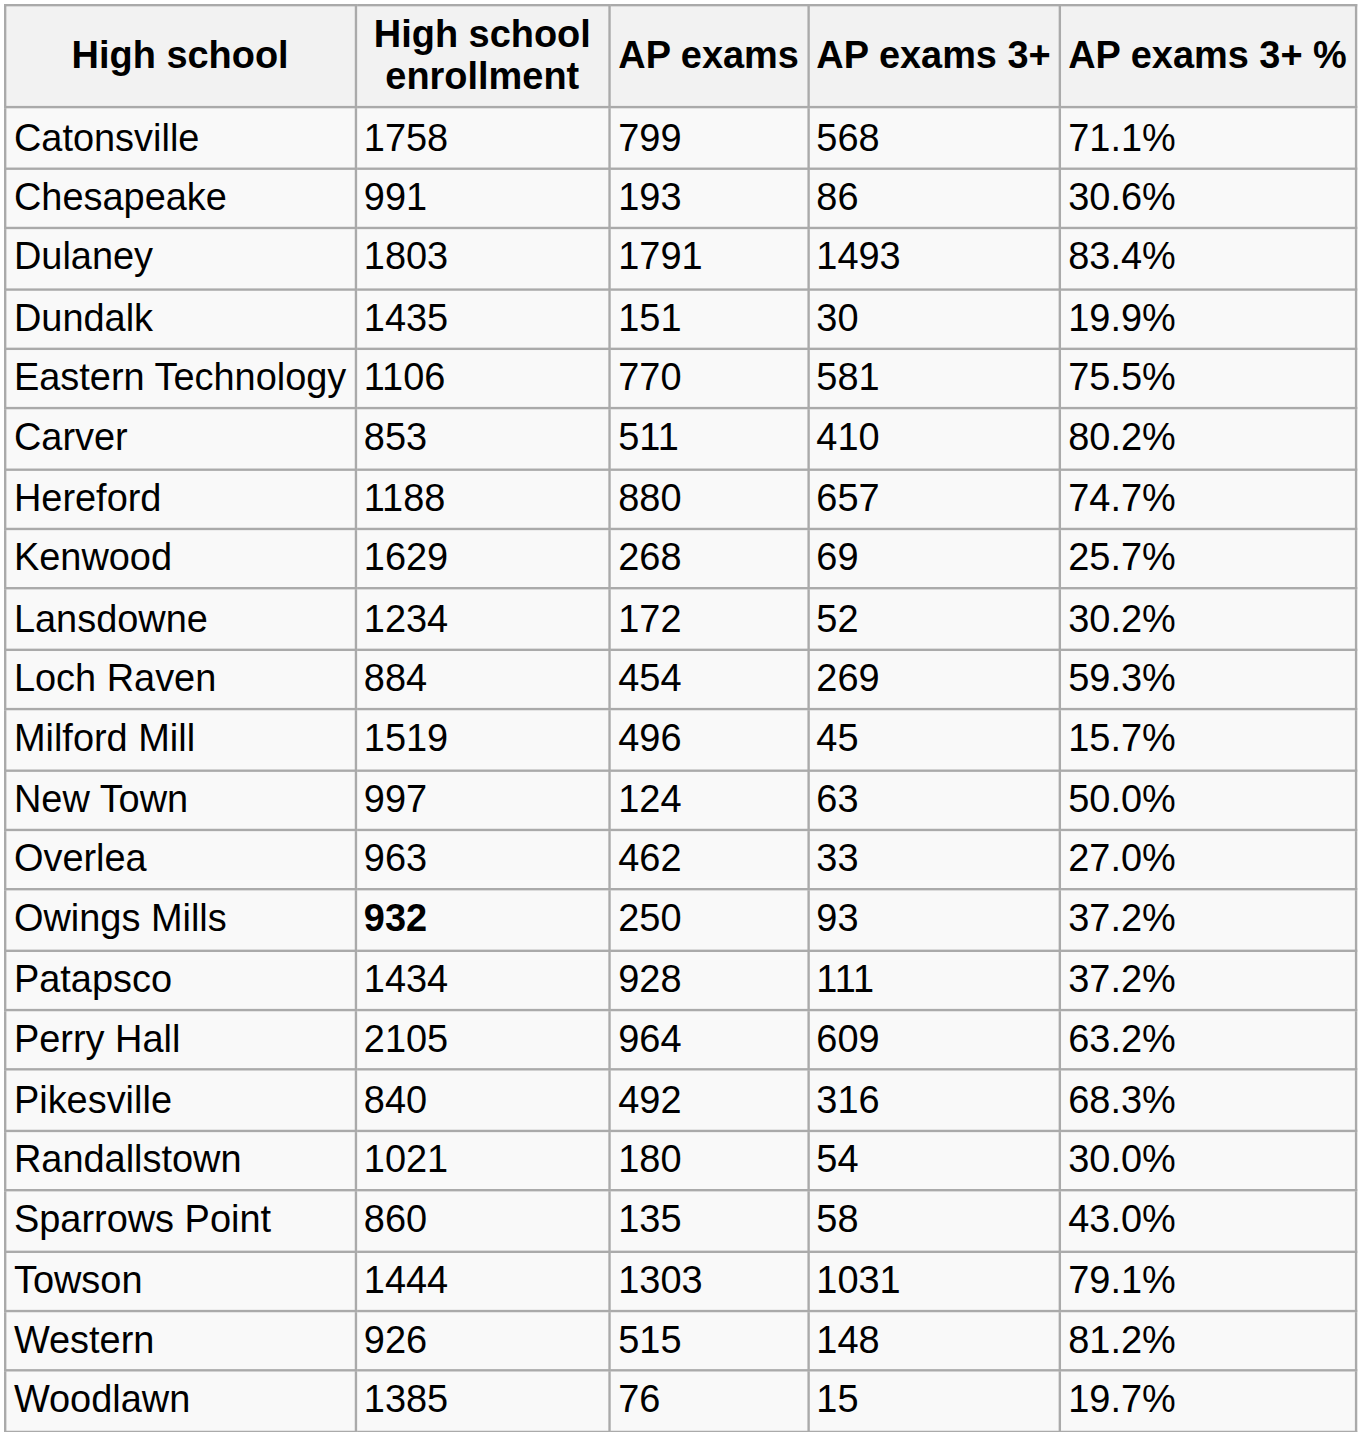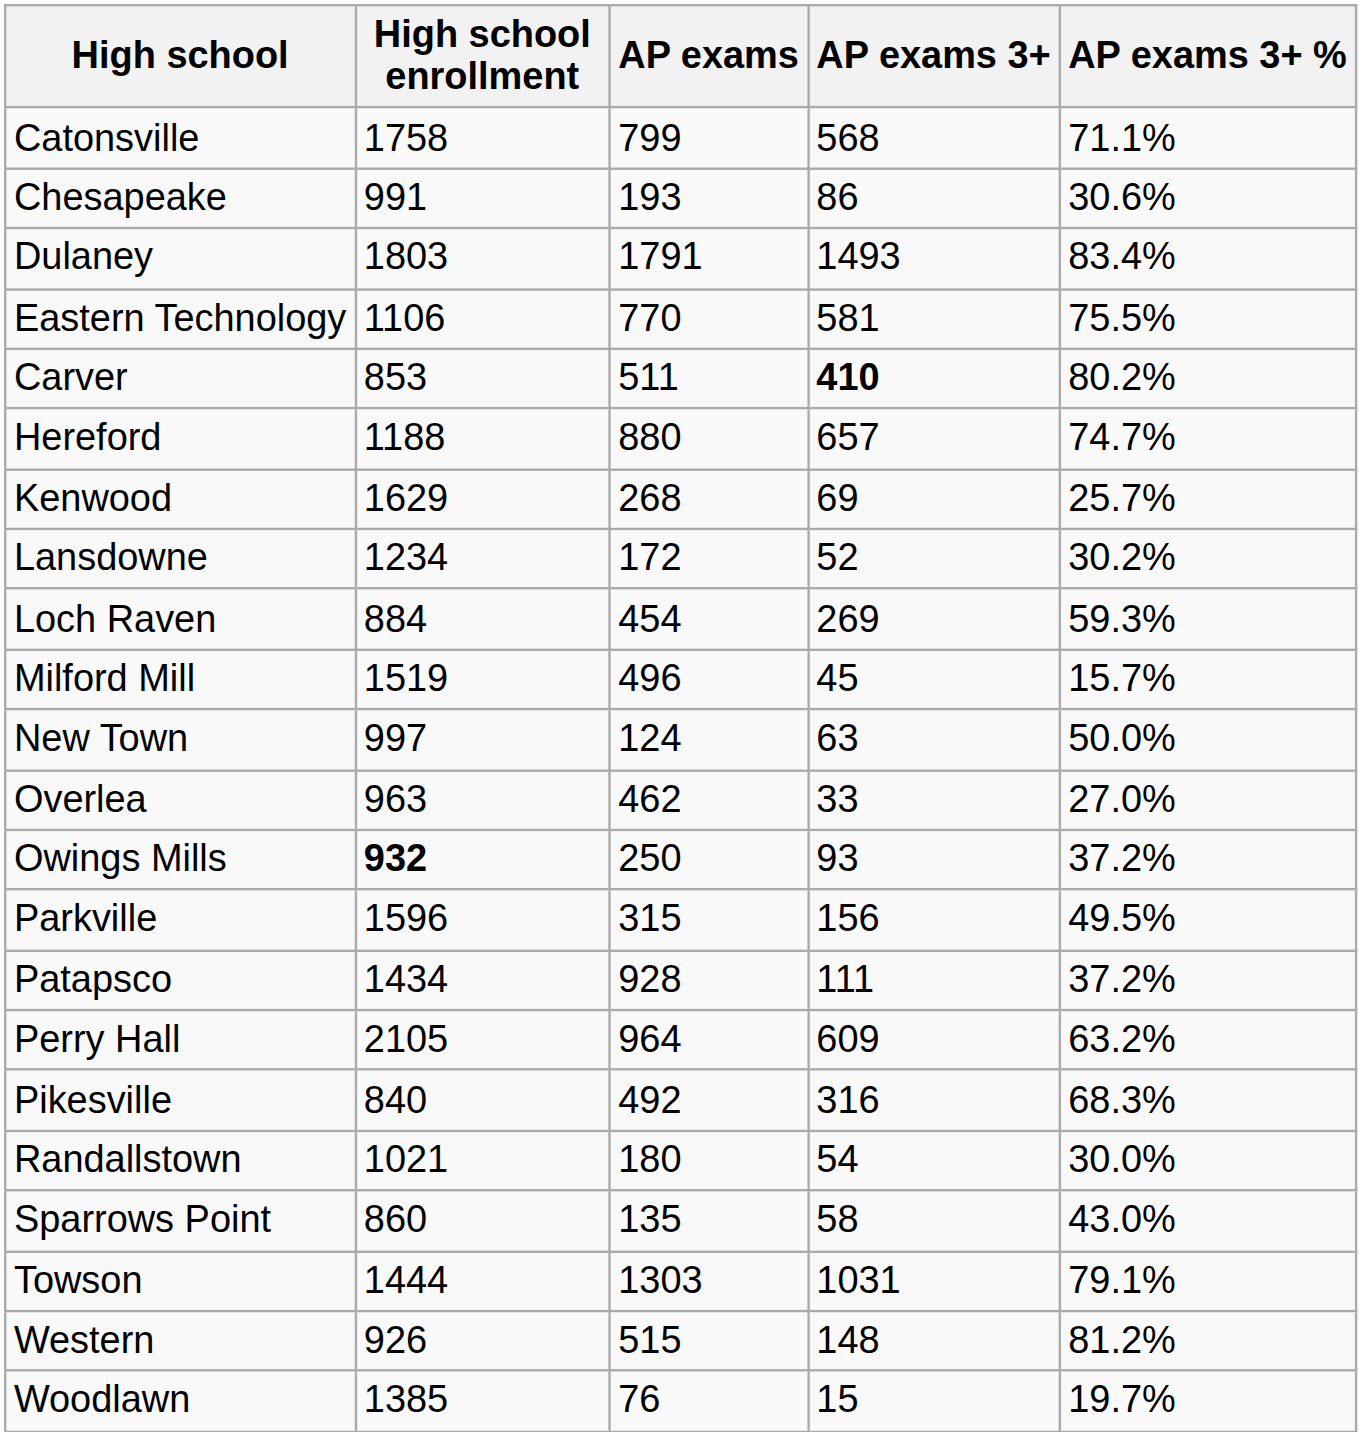- row: (83, 317)
(848, 438) normal -> (848, 377) bold
+ row: (86, 919)
